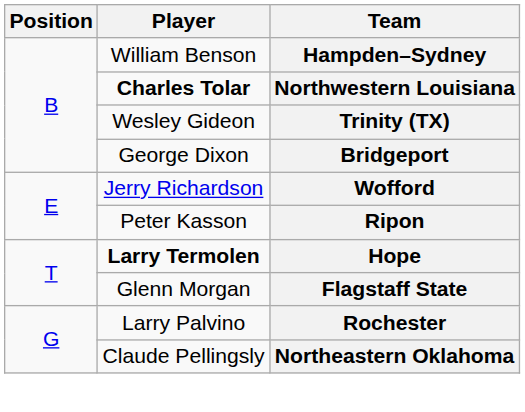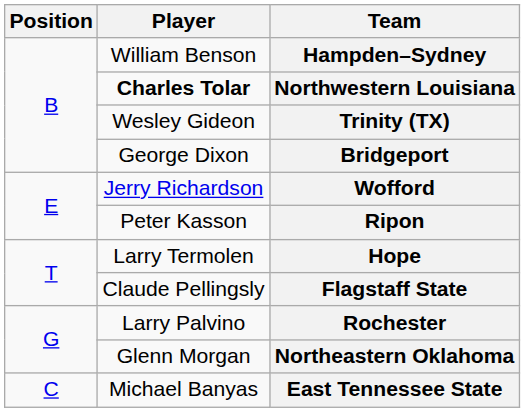(184, 255) bold -> (184, 255) normal
(184, 289) Glenn Morgan -> (184, 289) Claude Pellingsly
(184, 356) Claude Pellingsly -> (184, 356) Glenn Morgan
+ row: (395, 389)
